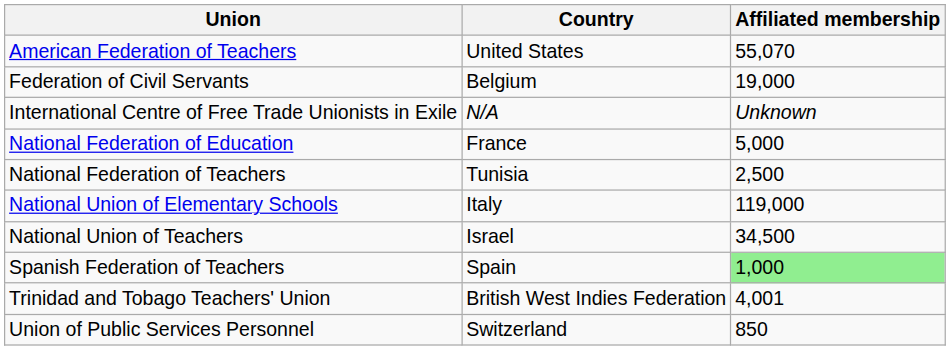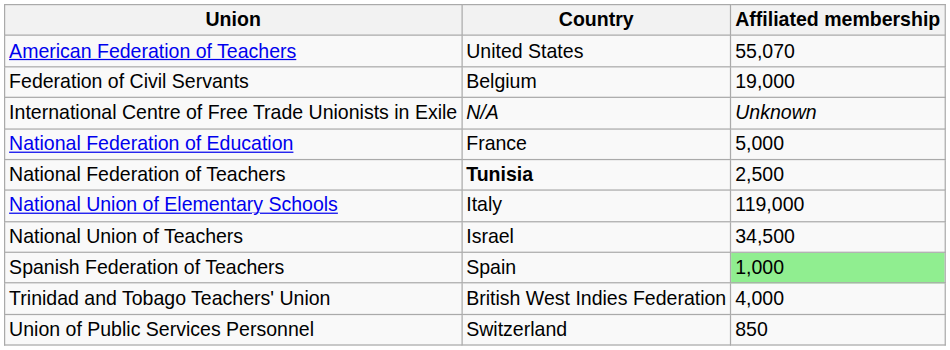(497, 174) normal -> (500, 174) bold
(760, 298) 4,001 -> (760, 298) 4,000
